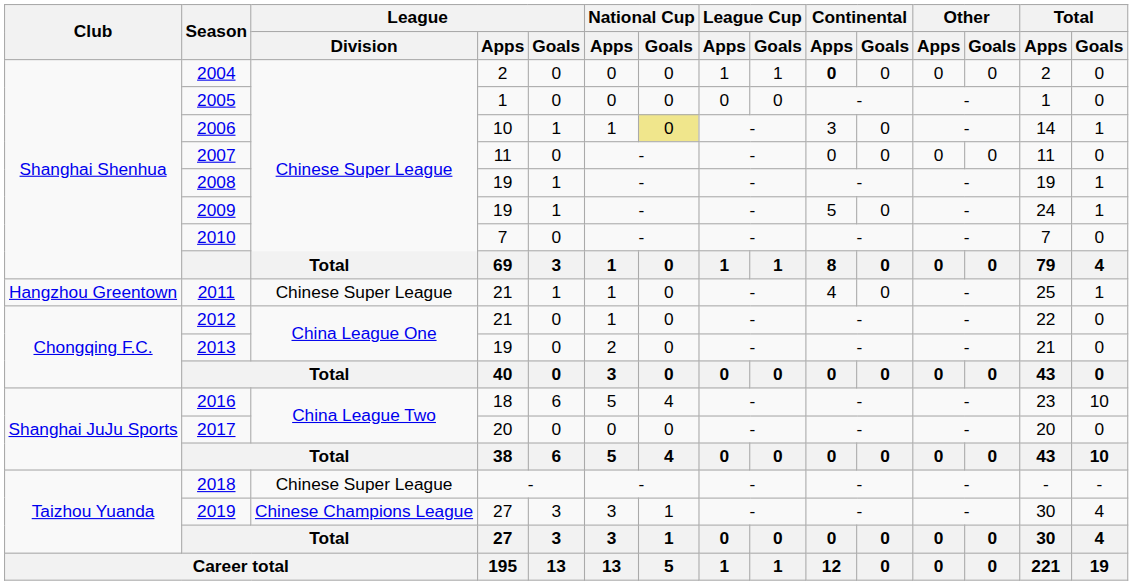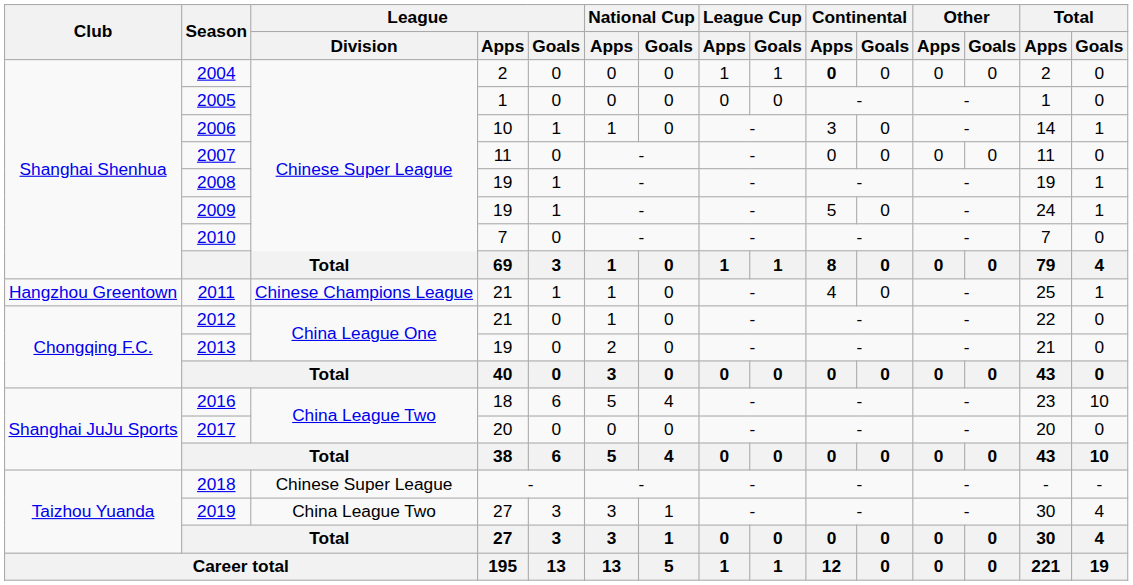(669, 127) khaki background -> (669, 127) no background
(364, 292) Chinese Super League -> (364, 292) Chinese Champions League
(364, 511) Chinese Champions League -> (364, 511) China League Two
